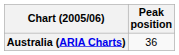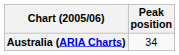(151, 42) 36 -> (151, 42) 34
